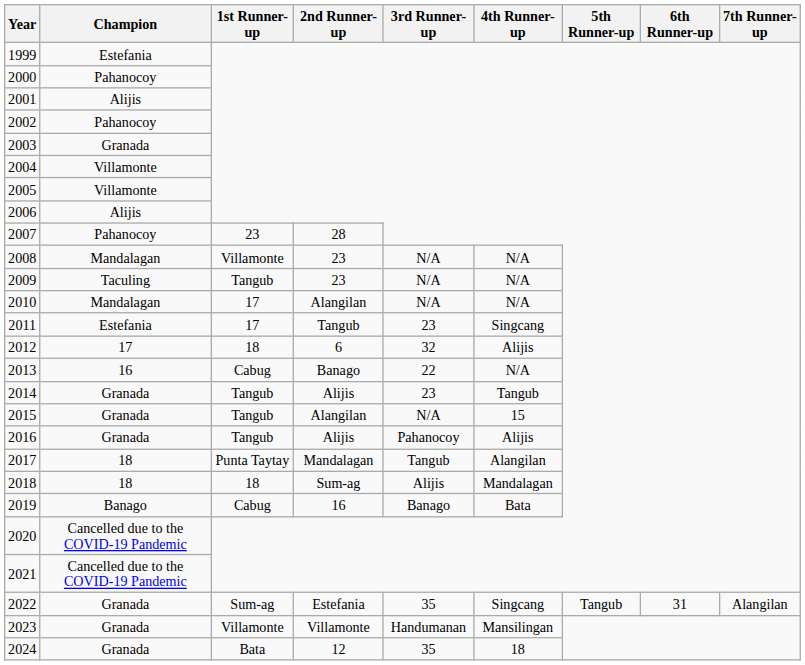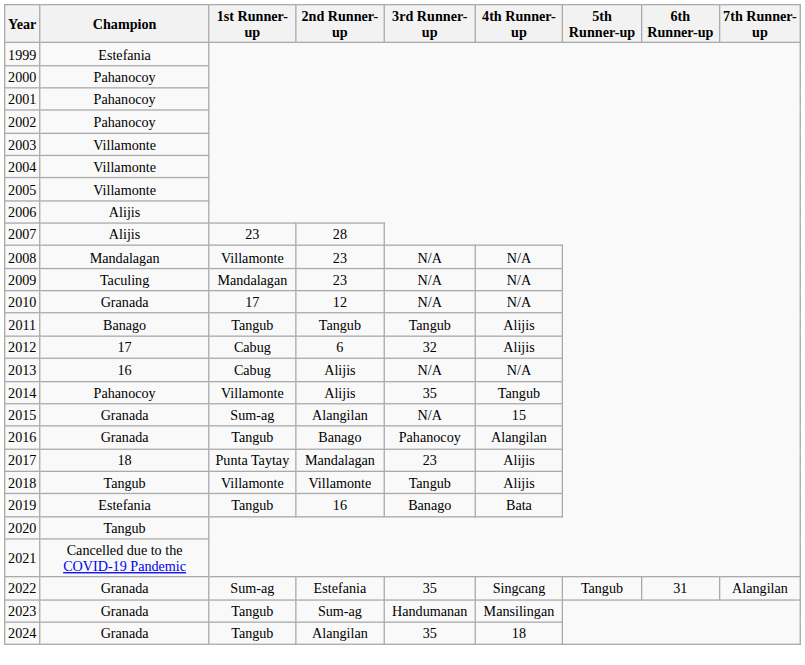(125, 99) Alijis -> (125, 99) Pahanocoy
(125, 144) Granada -> (125, 144) Villamonte
(125, 234) Pahanocoy -> (125, 234) Alijis
(252, 279) Tangub -> (252, 279) Mandalagan
(125, 302) Mandalagan -> (125, 302) Granada
(338, 302) Alangilan -> (340, 302) 12
(125, 325) Estefania -> (125, 325) Banago
(252, 325) 17 -> (252, 325) Tangub
(428, 325) 23 -> (430, 325) Tangub
(518, 325) Singcang -> (519, 325) Alijis
(252, 347) 18 -> (252, 347) Cabug
(338, 370) Banago -> (340, 370) Alijis
(428, 370) 22 -> (430, 370) N/A
(125, 392) Granada -> (125, 392) Pahanocoy
(252, 392) Tangub -> (252, 392) Villamonte
(428, 392) 23 -> (430, 392) 35
(252, 415) Tangub -> (252, 415) Sum-ag
(338, 437) Alijis -> (340, 437) Banago
(518, 437) Alijis -> (519, 437) Alangilan
(428, 460) Tangub -> (430, 460) 23
(518, 460) Alangilan -> (519, 460) Alijis
(125, 482) 18 -> (125, 482) Tangub
(252, 482) 18 -> (252, 482) Villamonte
(338, 482) Sum-ag -> (340, 482) Villamonte
(428, 482) Alijis -> (430, 482) Tangub
(518, 482) Mandalagan -> (519, 482) Alijis
(125, 505) Banago -> (125, 505) Estefania
(252, 505) Cabug -> (252, 505) Tangub
(125, 535) Cancelled due to the COVID-19 Pandemic -> (125, 527) Tangub
(252, 626) Villamonte -> (252, 611) Tangub
(338, 626) Villamonte -> (340, 611) Sum-ag
(252, 649) Bata -> (252, 633) Tangub
(338, 649) 12 -> (340, 633) Alangilan
